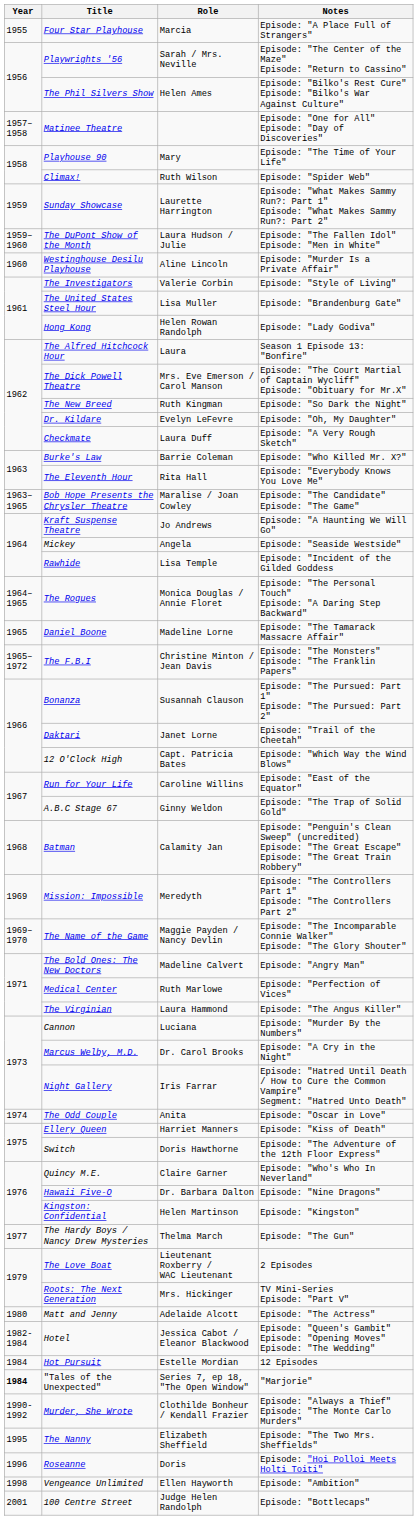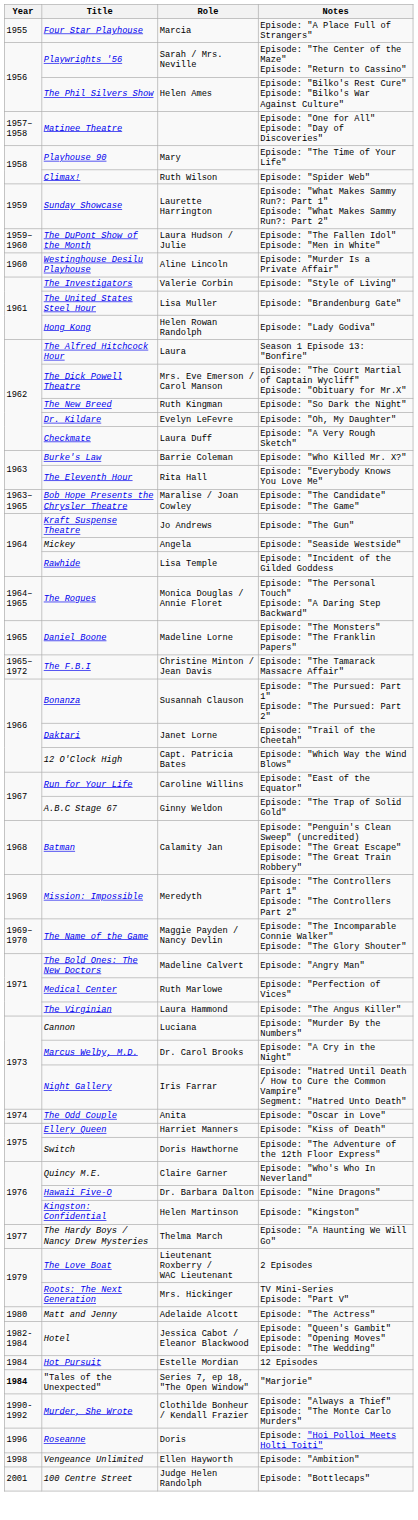(333, 526) Episode: "A Haunting We Will Go" -> (307, 526) Episode: "The Gun"
(318, 633) Episode: "The Tamarack Massacre Affair" -> (320, 638) Episode: "The Monsters" Episode: "The Franklin Papers"
(320, 662) Episode: "The Monsters" Episode: "The Franklin Papers" -> (318, 667) Episode: "The Tamarack Massacre Affair"
(307, 1236) Episode: "The Gun" -> (333, 1236) Episode: "A Haunting We Will Go"
- row: (67, 1440)
